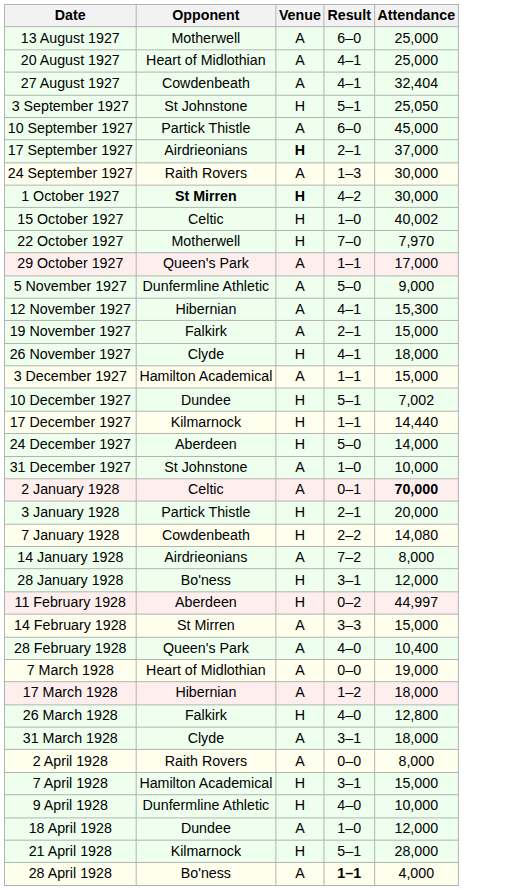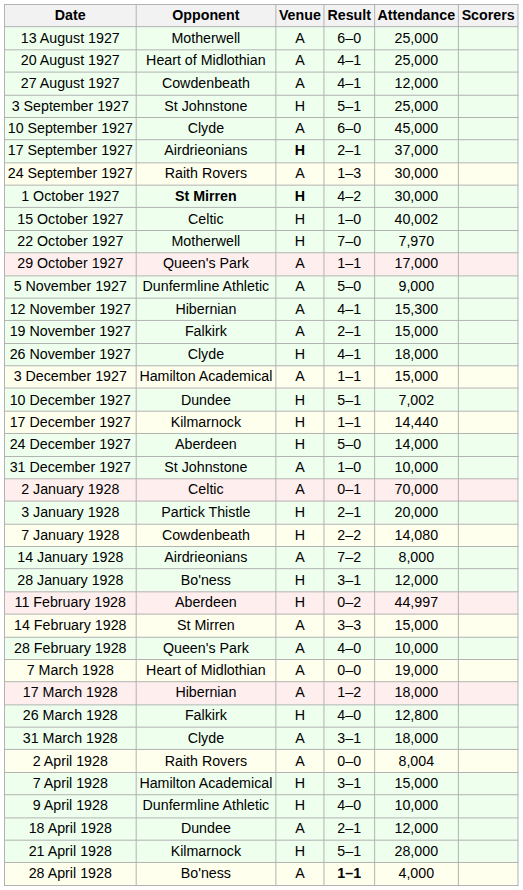+ column: (488, 15)
(416, 83) 32,404 -> (416, 83) 12,000
(416, 106) 25,050 -> (416, 106) 25,000
(206, 128) Partick Thistle -> (206, 128) Clyde
(416, 490) bold -> (416, 490) normal
(416, 648) 10,400 -> (416, 648) 10,000
(416, 761) 8,000 -> (416, 761) 8,004
(349, 828) 1–0 -> (349, 828) 2–1
